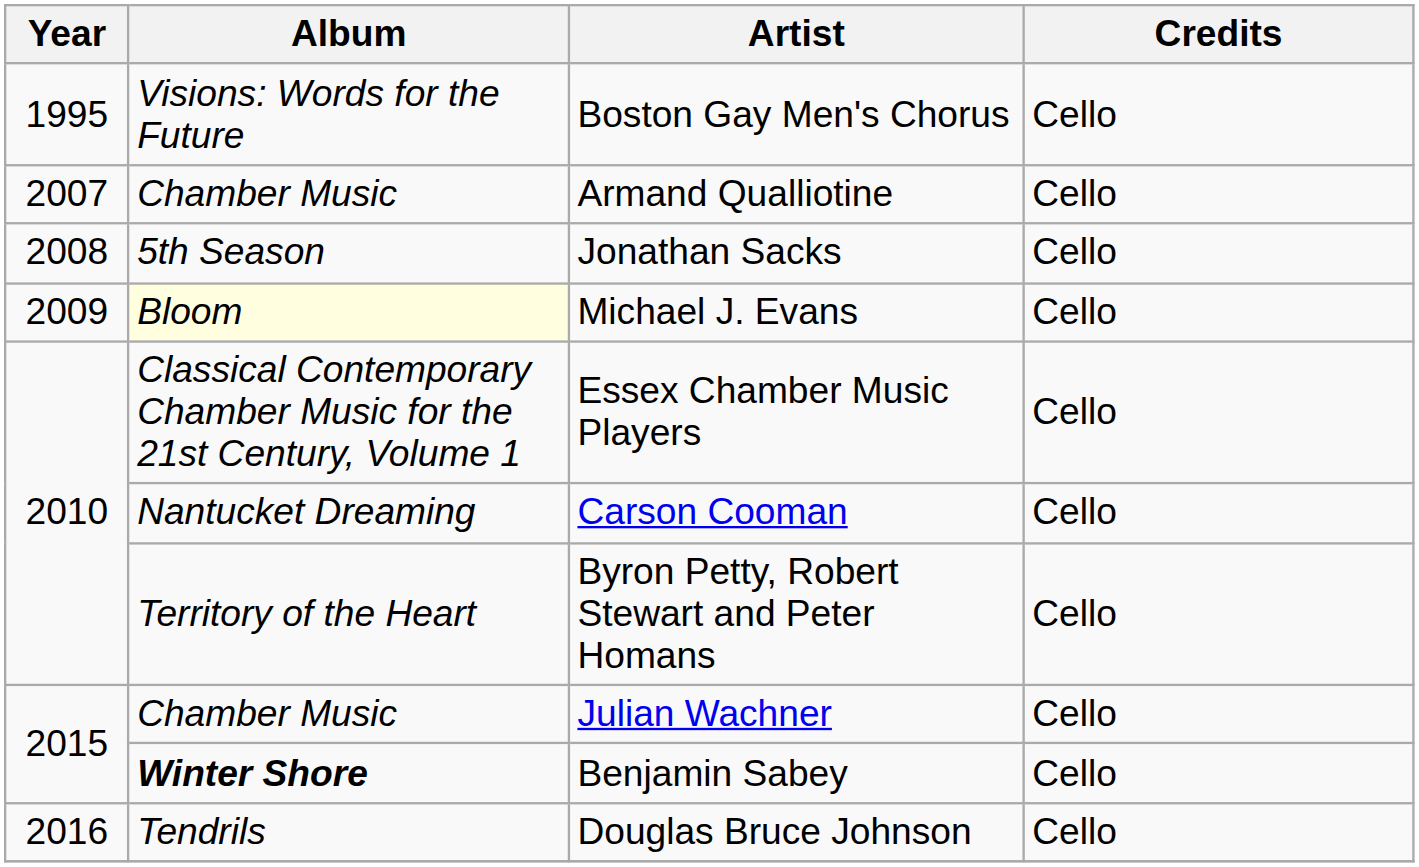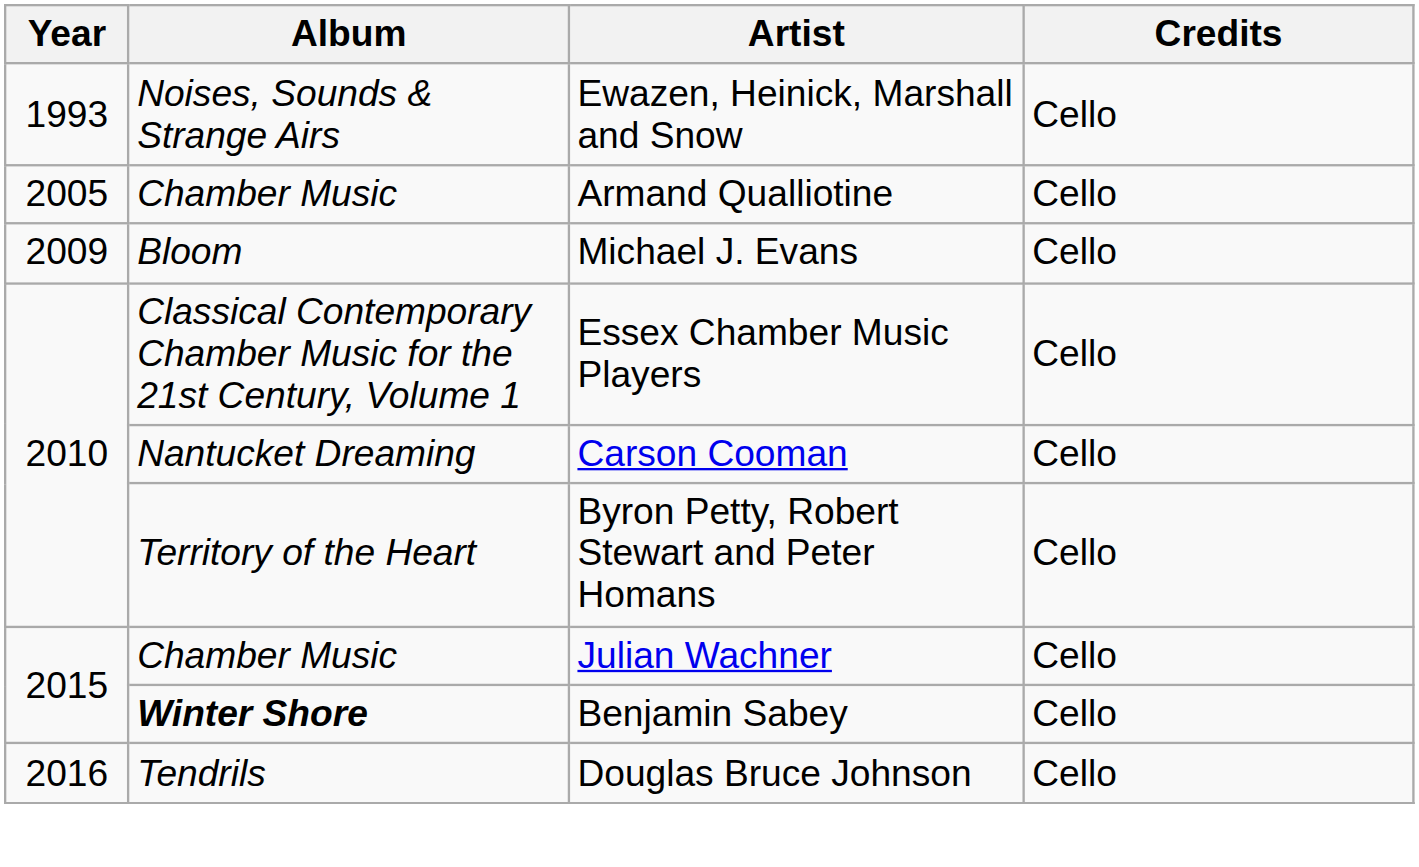+ row: (795, 113)
- row: (793, 113)
(67, 193) 2007 -> (67, 193) 2005
- row: (710, 252)
(190, 311) lightyellow background -> (190, 252) no background
